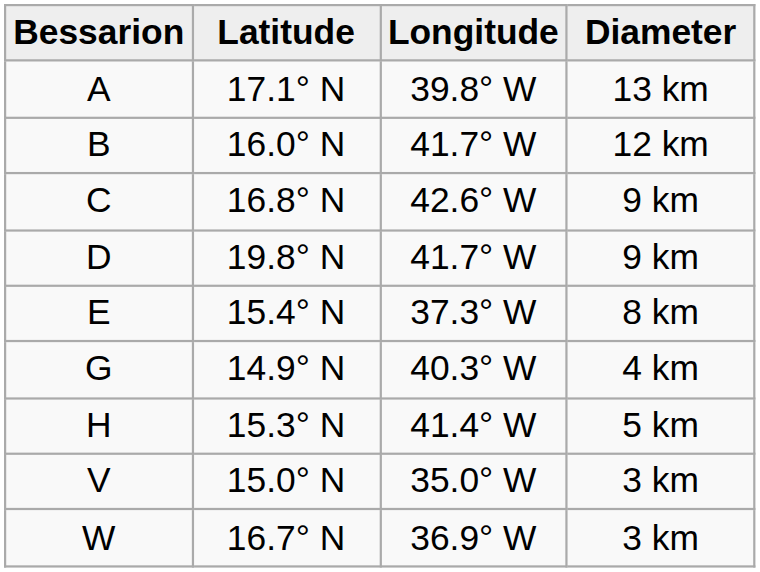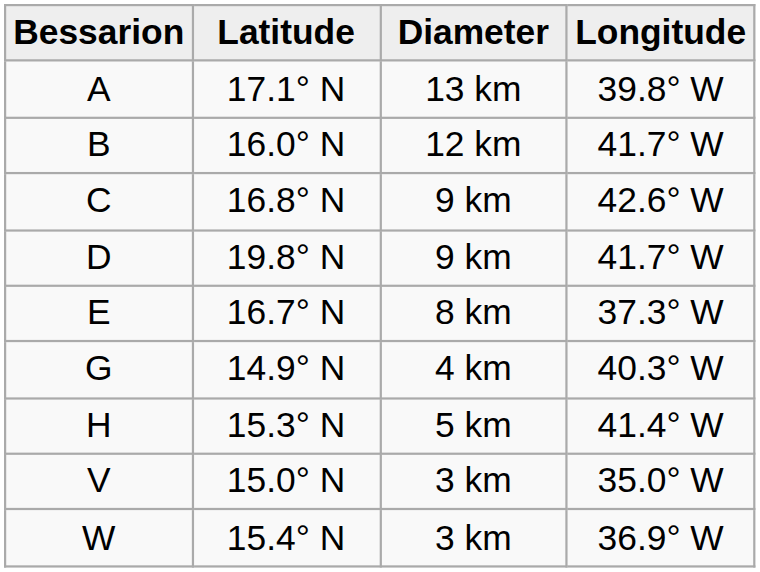columns swapped: (473, 32) <-> (661, 32)
(286, 312) 15.4° N -> (286, 312) 16.7° N
(286, 537) 16.7° N -> (286, 537) 15.4° N
